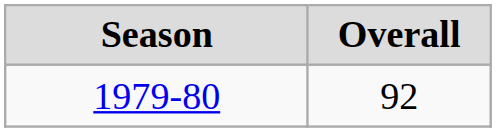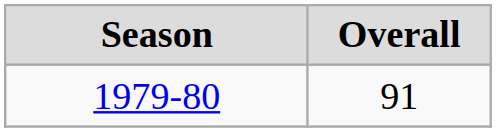(399, 95) 92 -> (399, 95) 91
